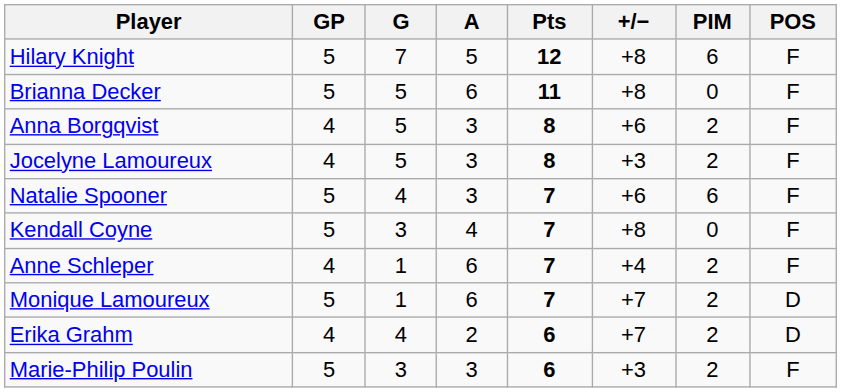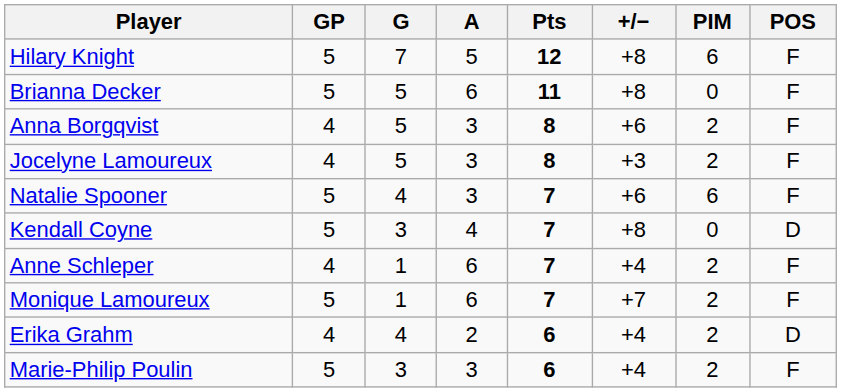(793, 230) F -> (793, 230) D
(793, 299) D -> (793, 299) F
(634, 334) +7 -> (634, 334) +4
(634, 369) +3 -> (634, 369) +4
